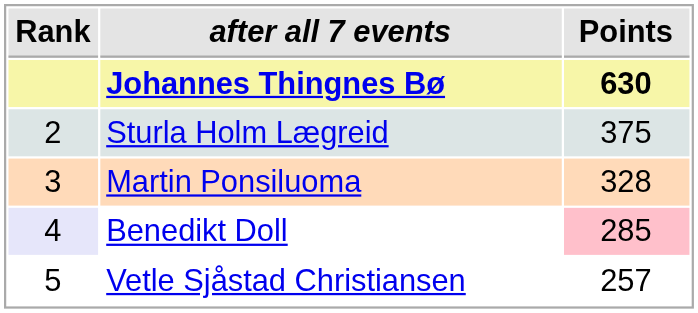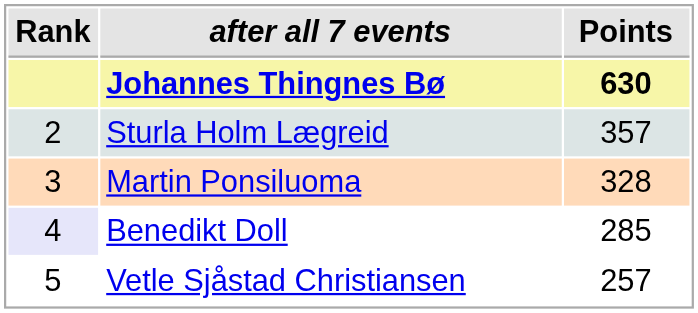(626, 133) 375 -> (626, 133) 357
(626, 231) pink background -> (626, 231) no background
